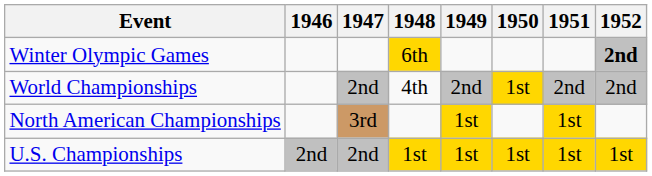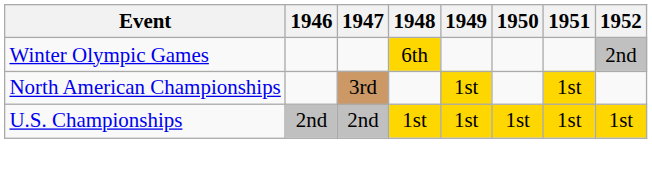(621, 54) bold -> (621, 54) normal
- row: (103, 87)
